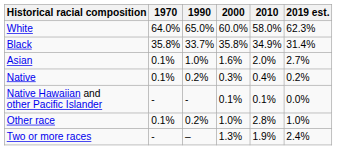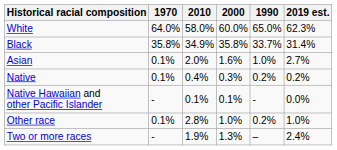columns swapped: (199, 13) <-> (267, 13)
